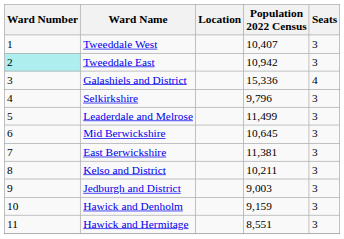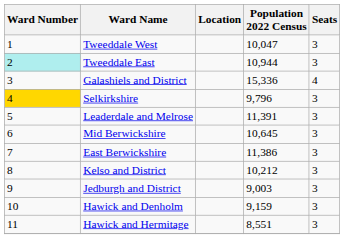(262, 44) 10,407 -> (262, 44) 10,047
(262, 62) 10,942 -> (262, 62) 10,944
(10, 98) no background -> (10, 98) gold background
(262, 116) 11,499 -> (262, 116) 11,391
(262, 152) 11,381 -> (262, 152) 11,386
(262, 170) 10,211 -> (262, 170) 10,212
